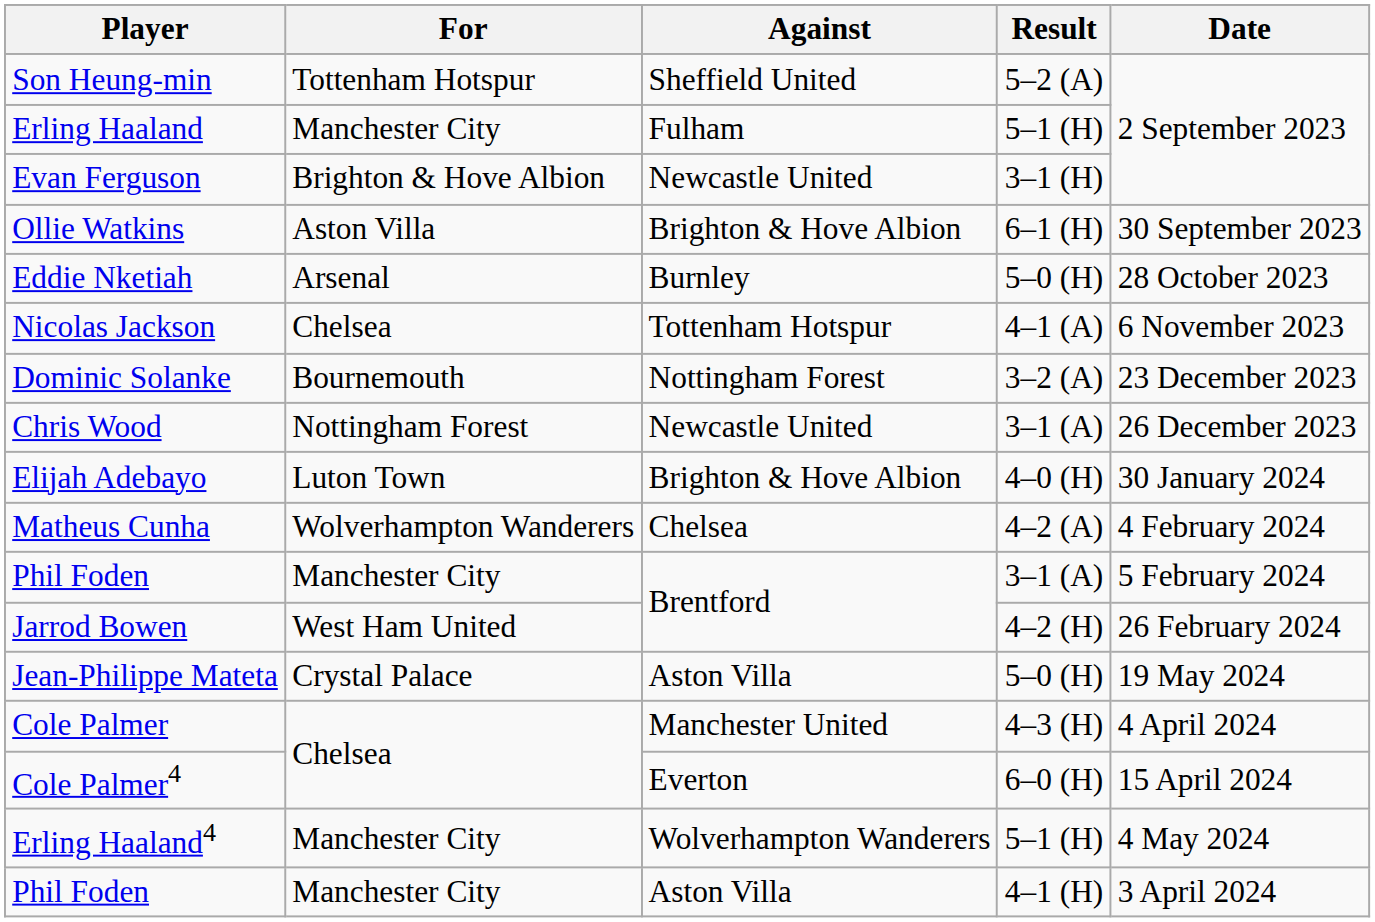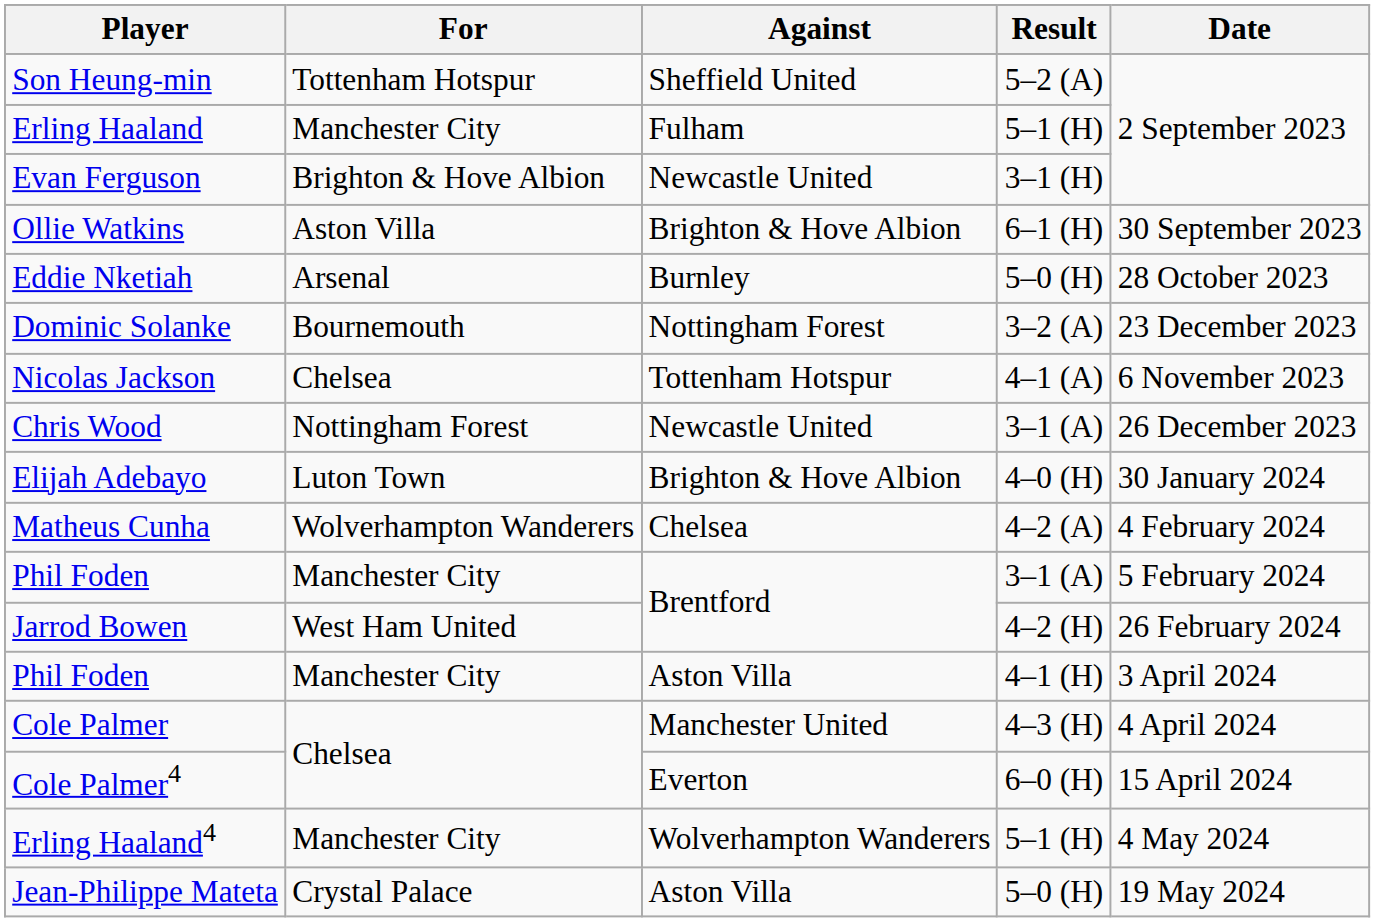rows swapped: (114, 327) <-> (122, 377)
rows swapped: (81, 891) <-> (145, 675)
